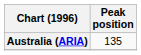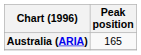(113, 41) 135 -> (113, 41) 165
